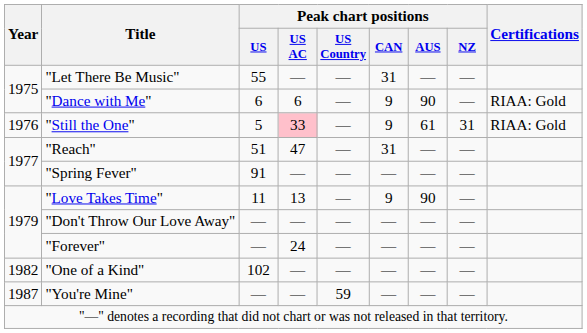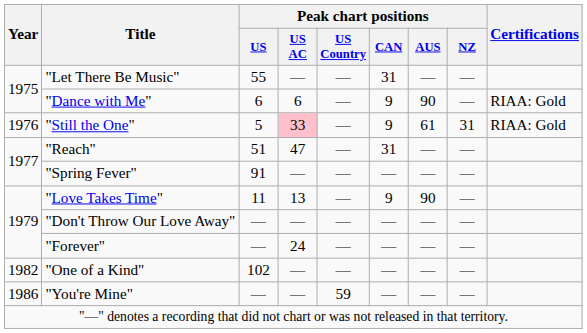(23, 294) 1987 -> (23, 294) 1986
